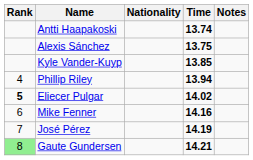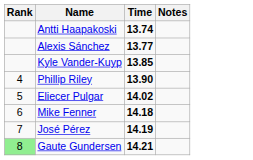- column: (154, 12)
(199, 46) 13.75 -> (140, 46) 13.77
(199, 79) 13.94 -> (140, 79) 13.90
(20, 96) bold -> (20, 96) normal
(199, 113) 14.16 -> (140, 113) 14.18
